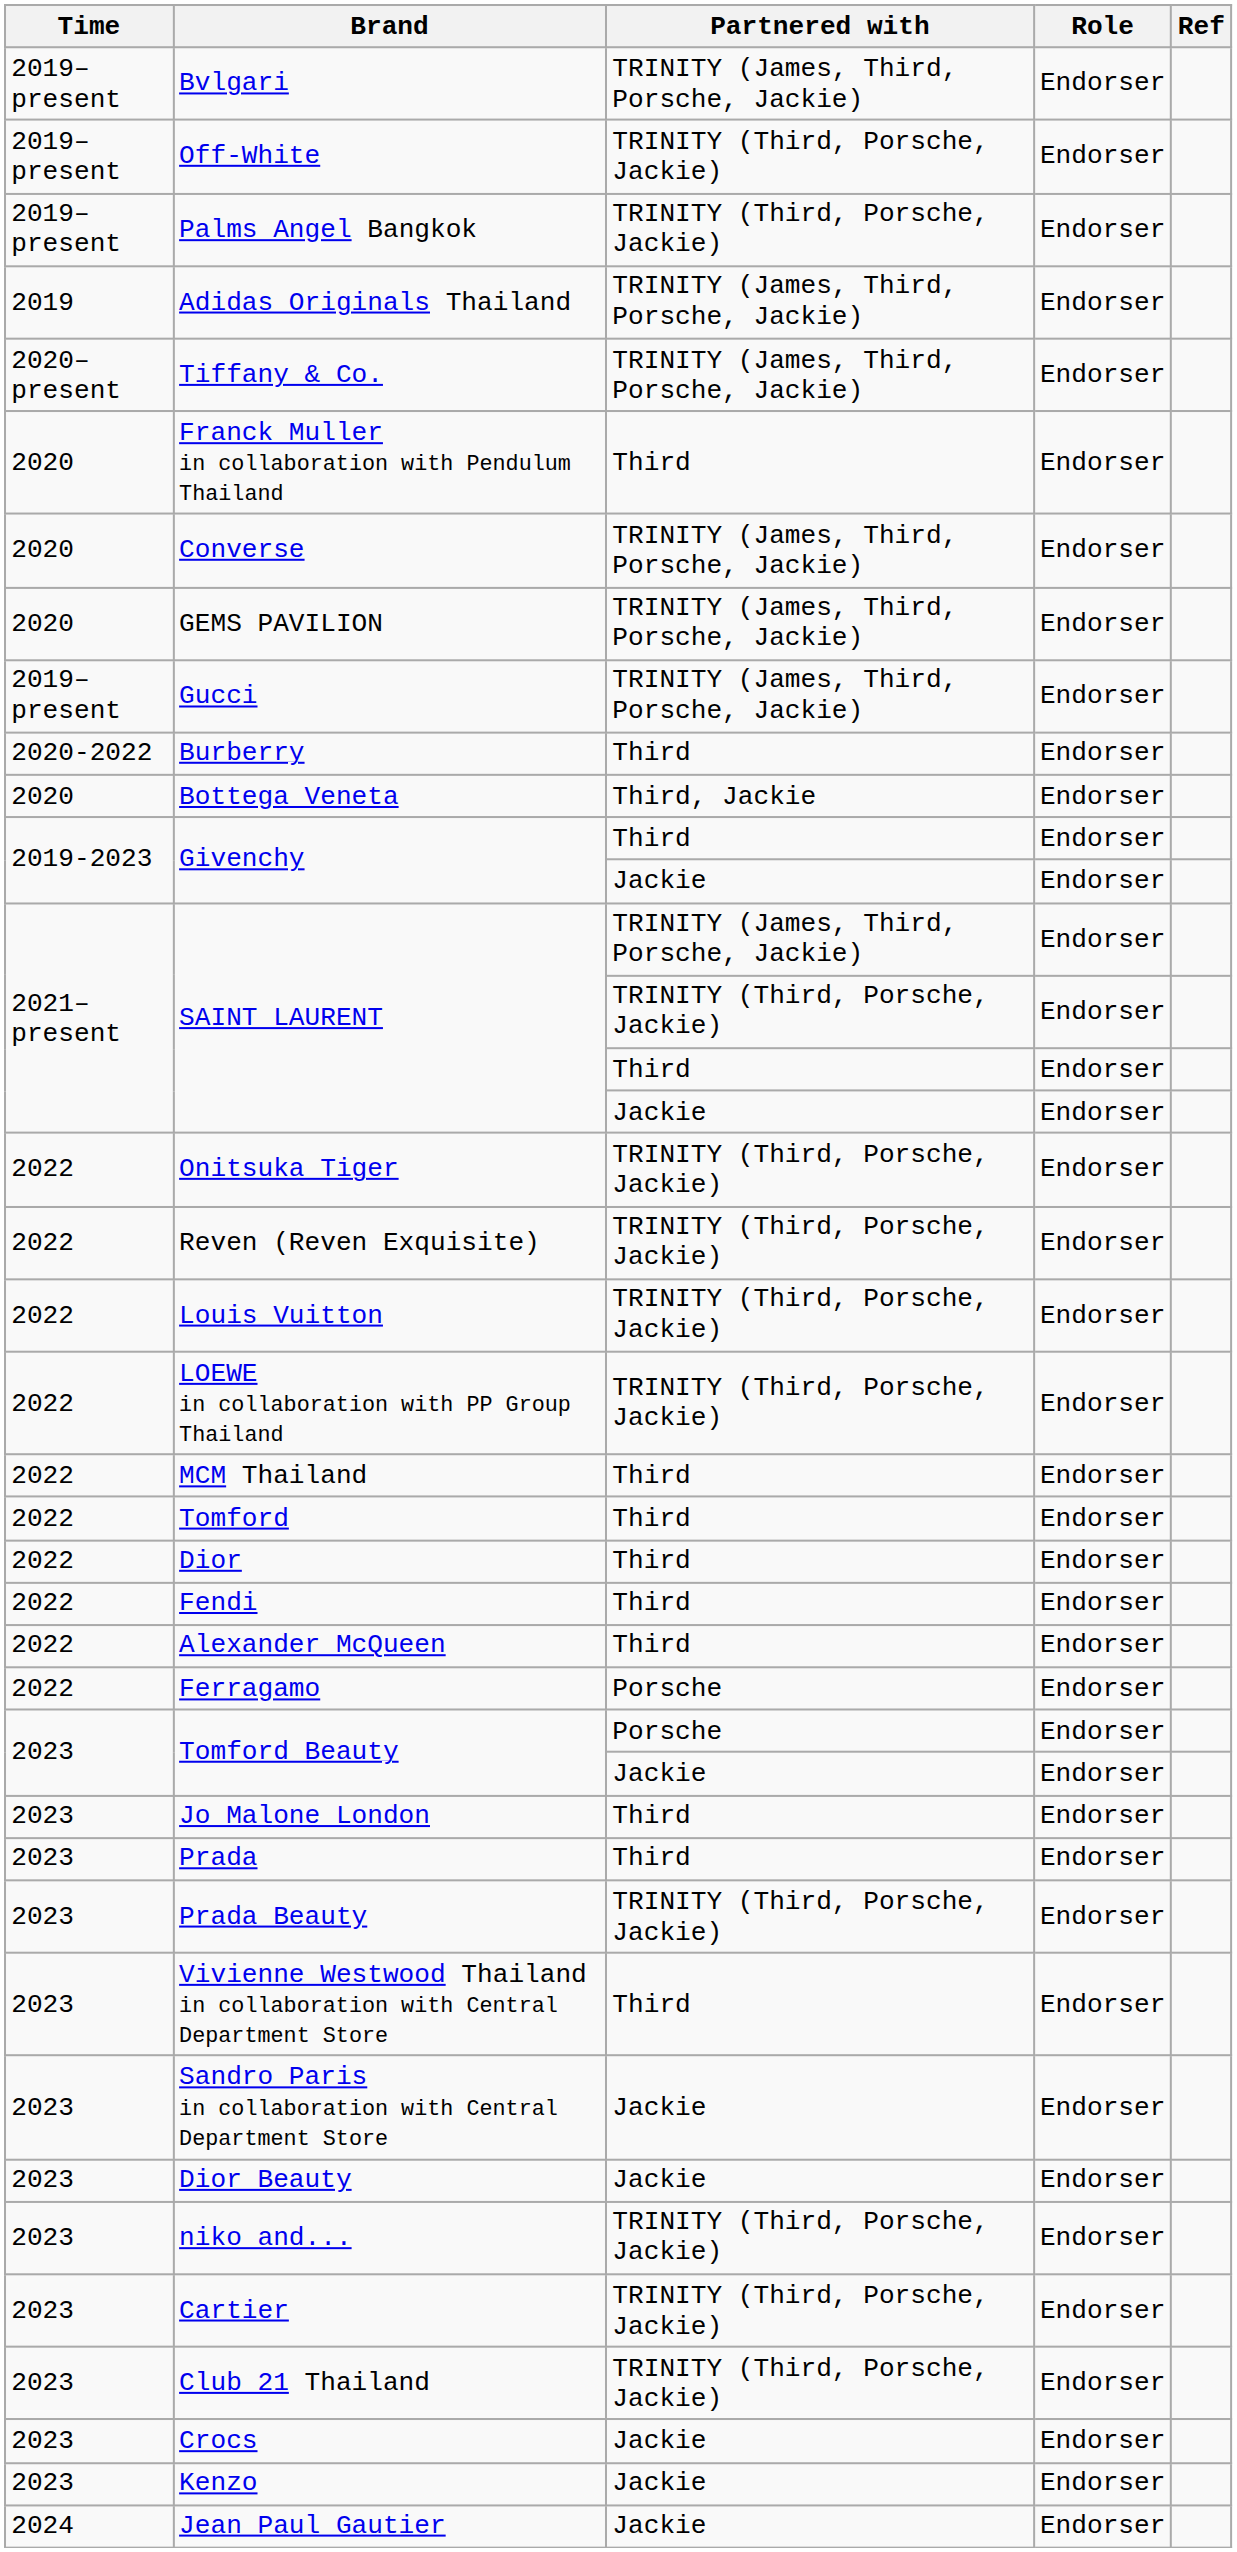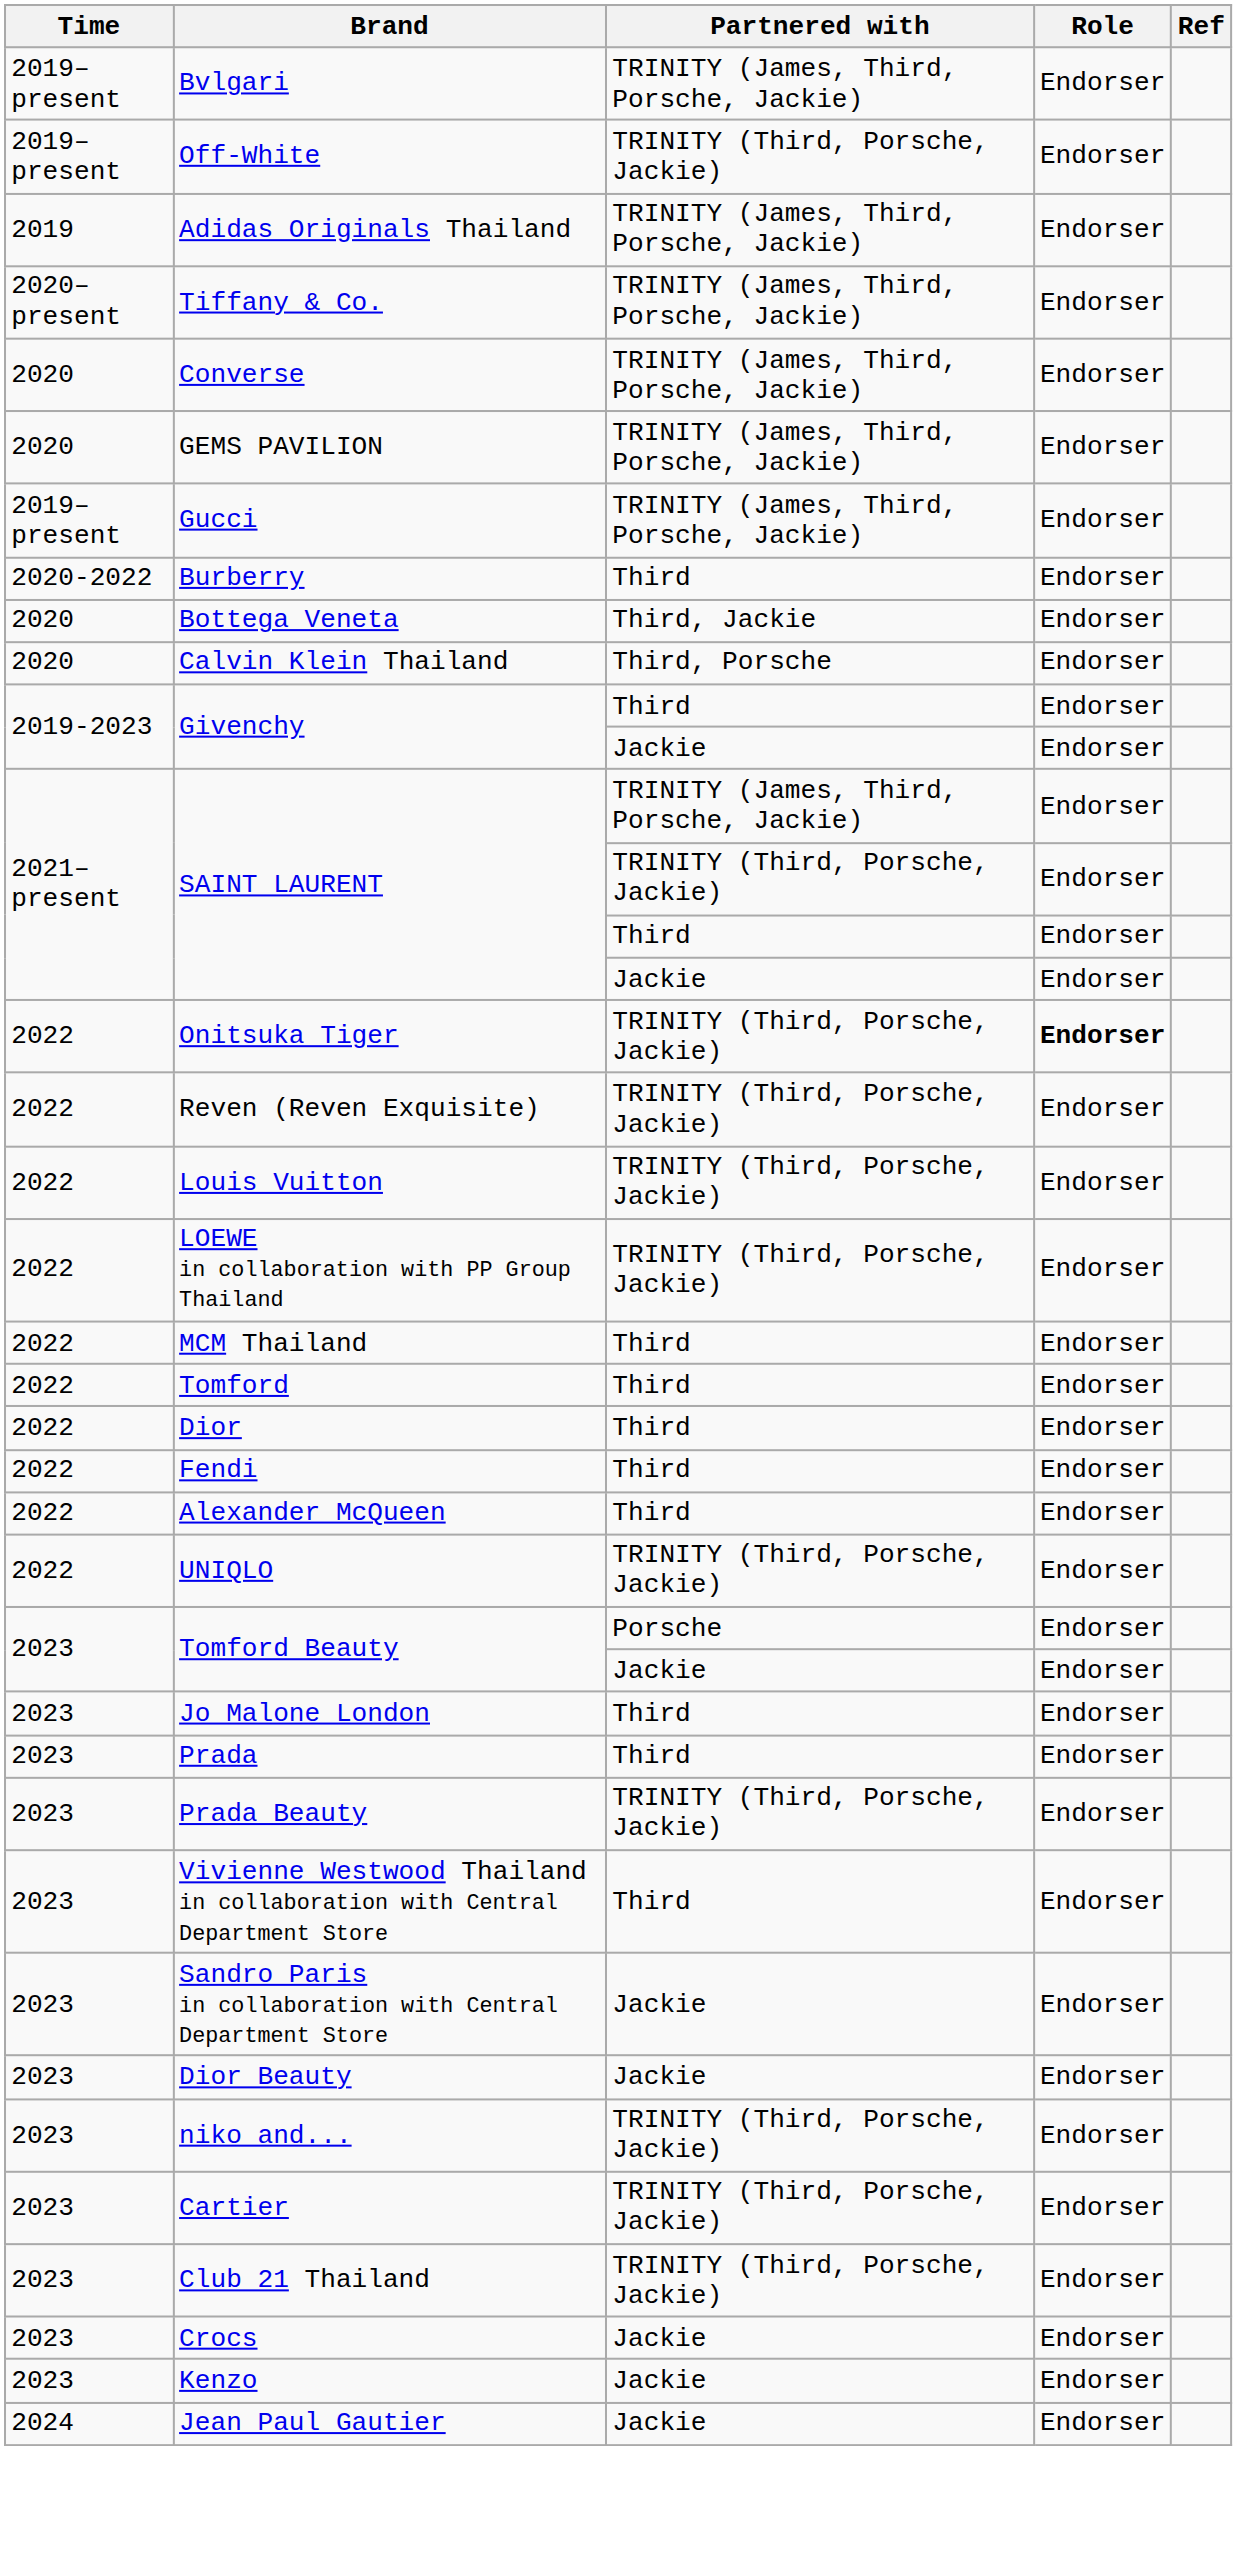- row: (328, 229)
- row: (375, 462)
+ row: (344, 663)
(1103, 1170) normal -> (1103, 1037) bold
- row: (250, 1689)
+ row: (226, 1571)
